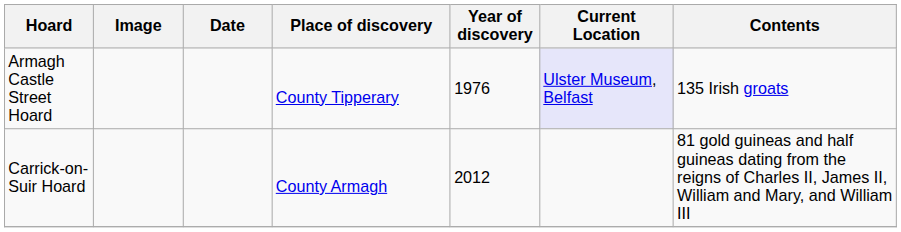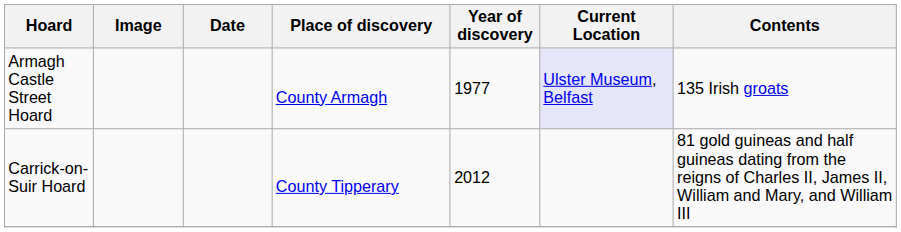(337, 97) County Tipperary -> (331, 97) County Armagh
(472, 88) 1976 -> (472, 88) 1977
(331, 186) County Armagh -> (337, 186) County Tipperary
